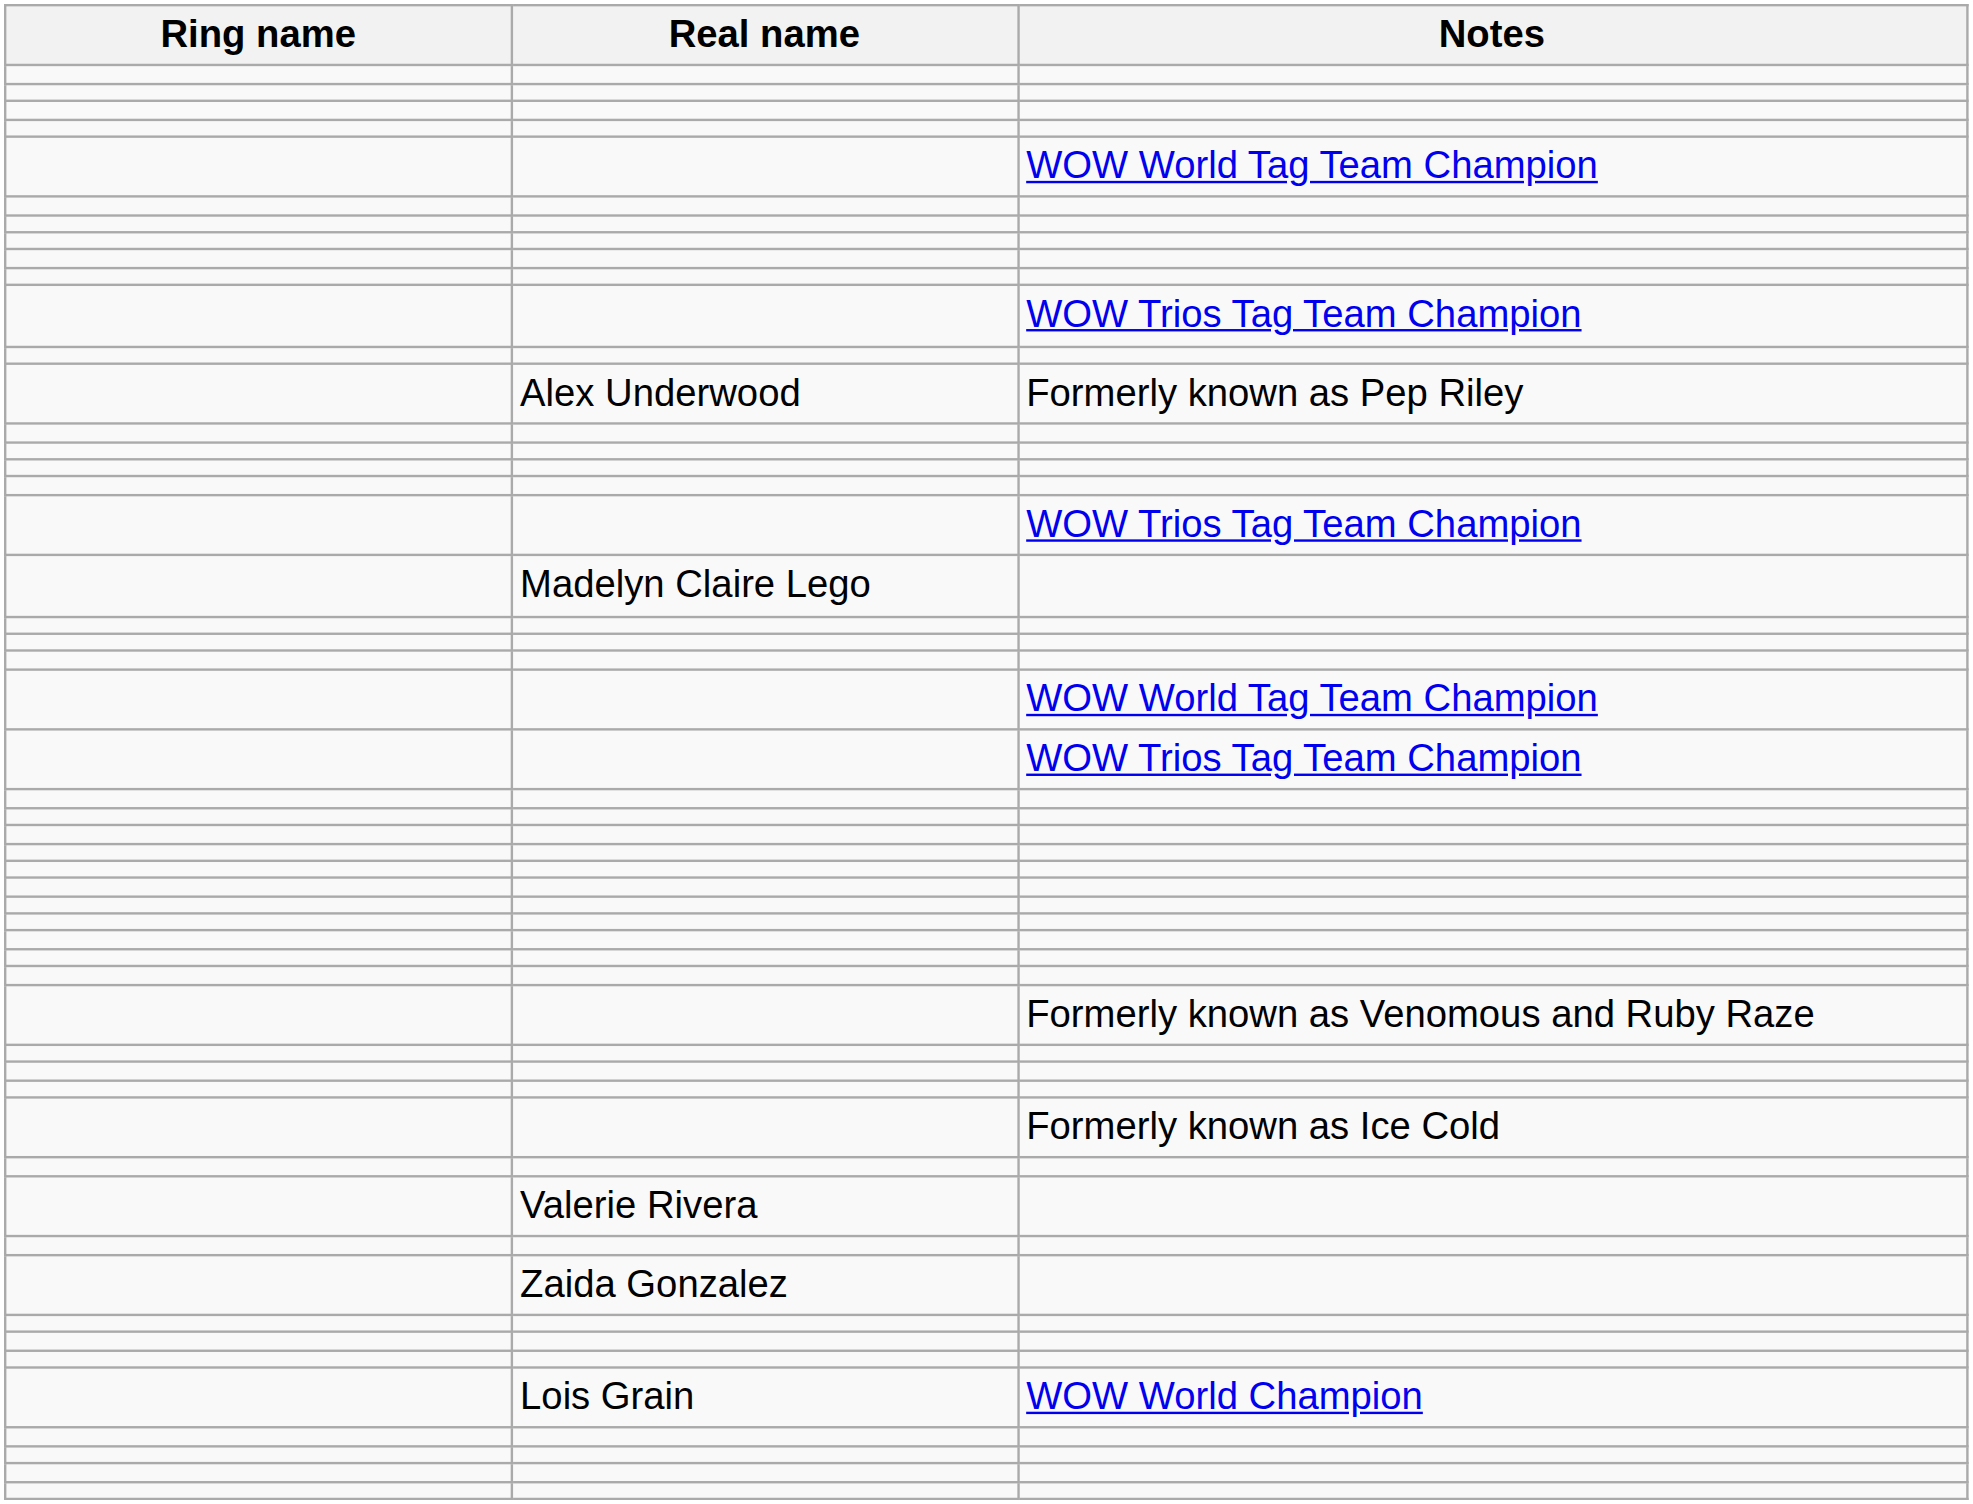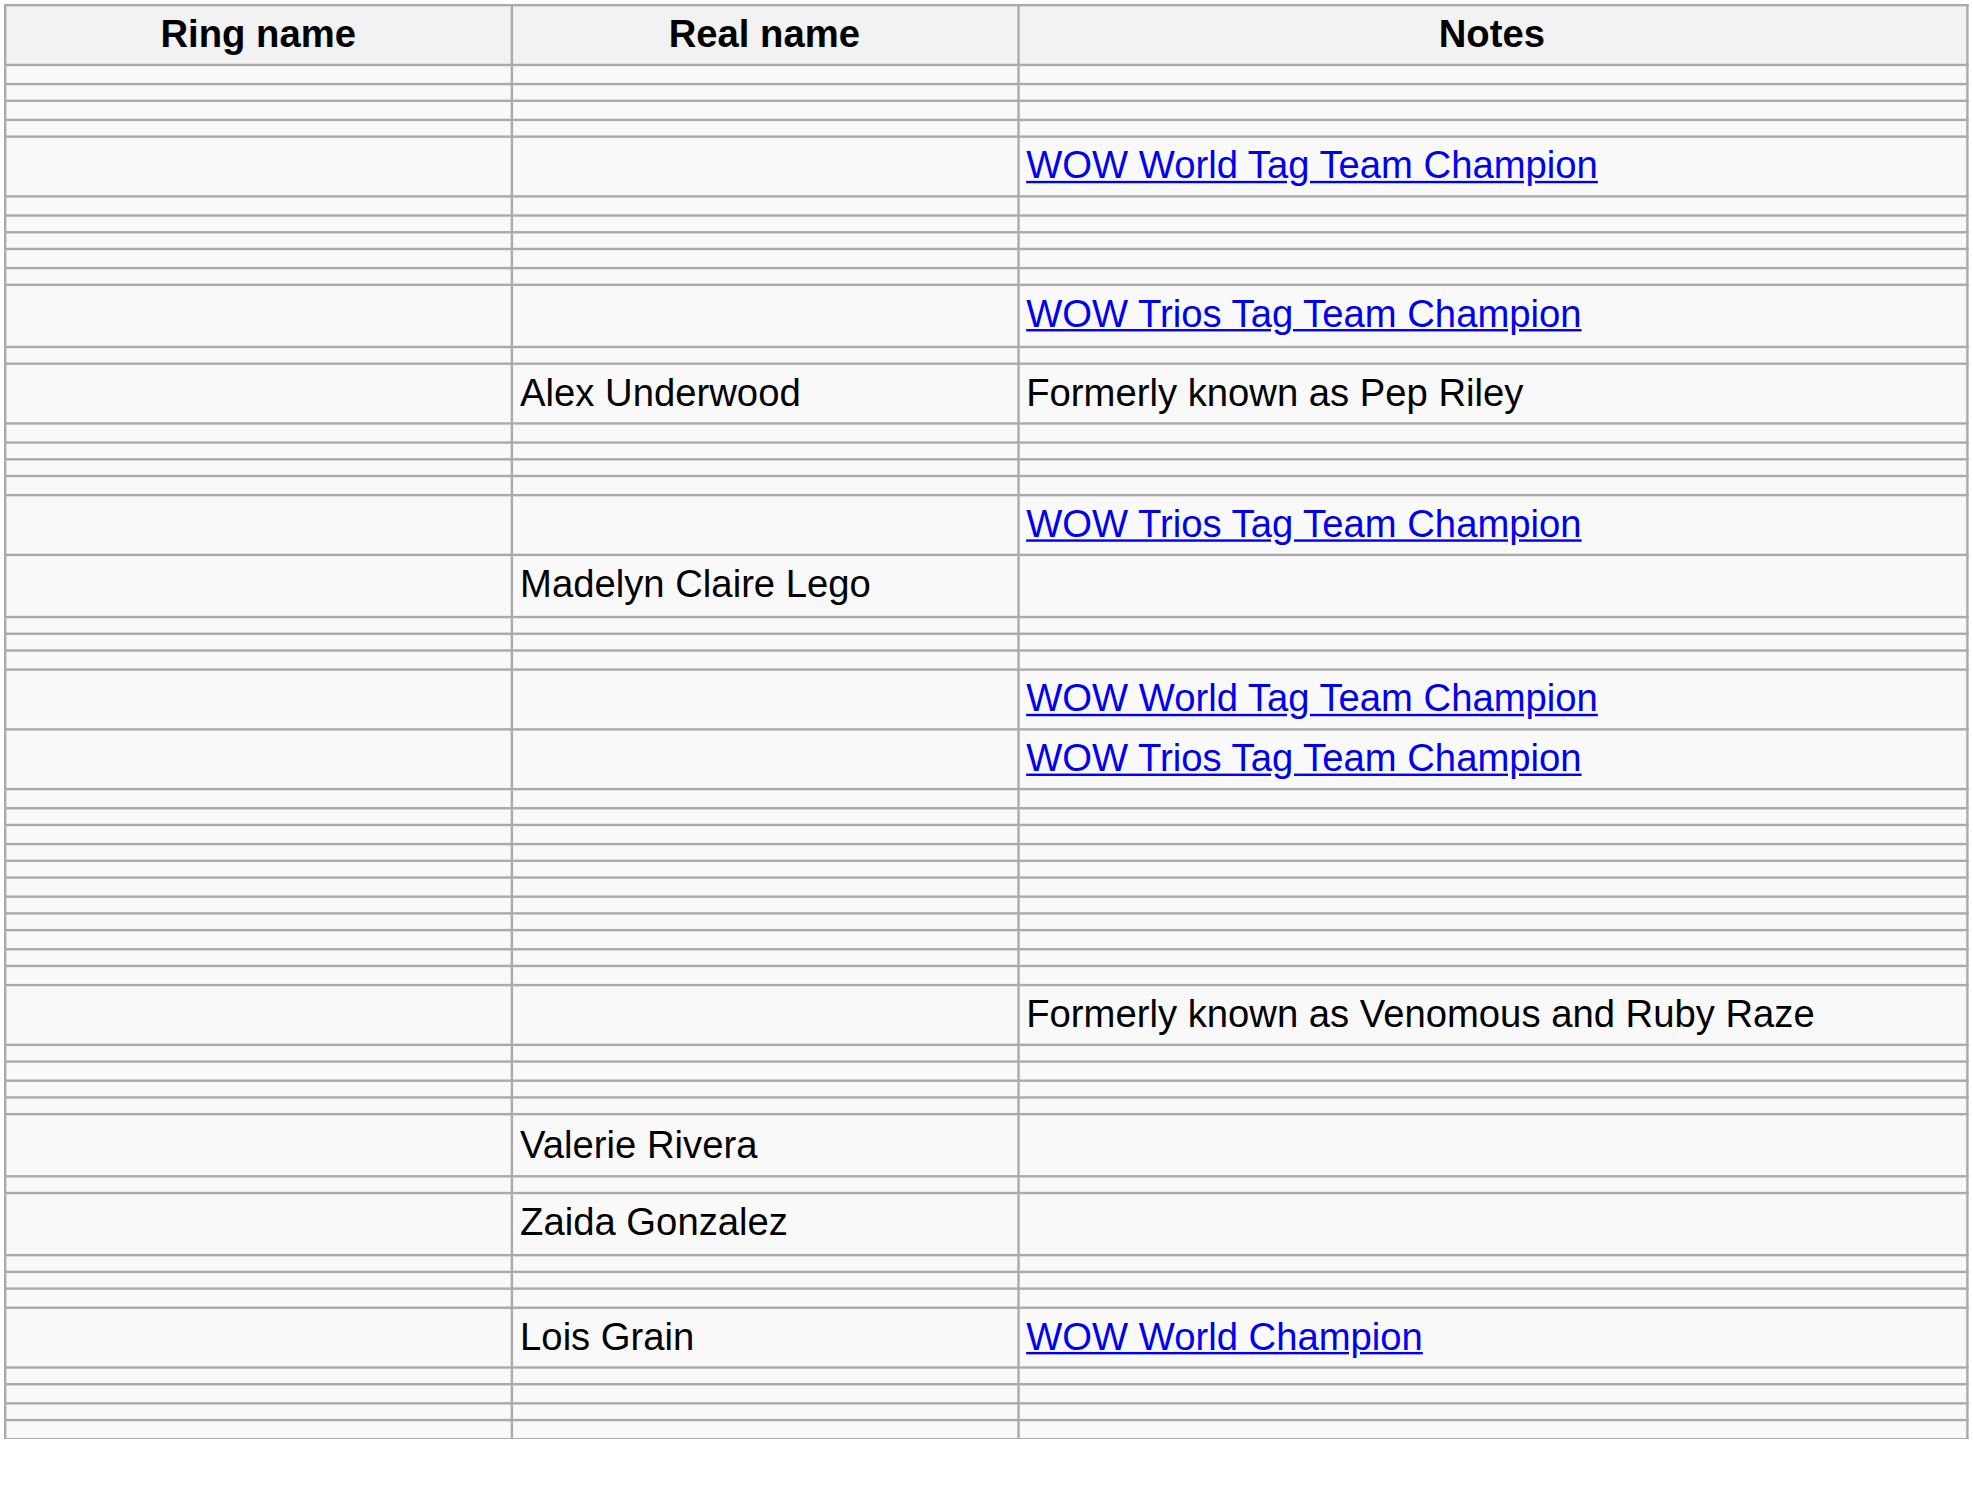- row: (764, 1128)
